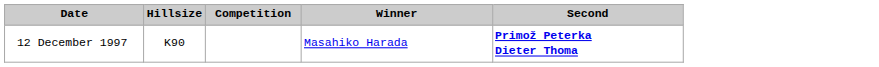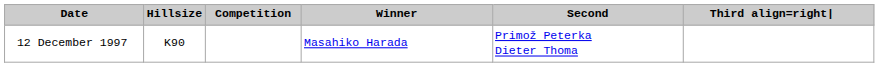+ column: (779, 15)
(543, 44) bold -> (543, 44) normal
